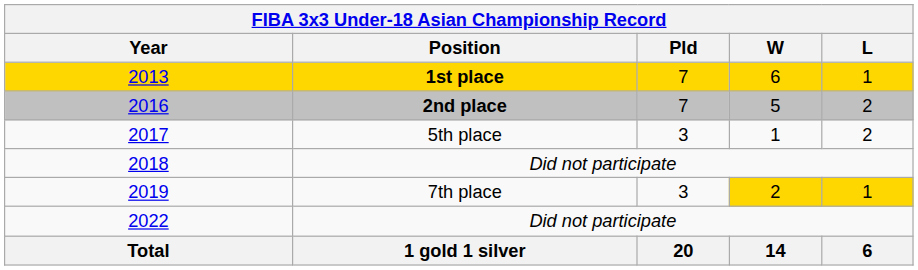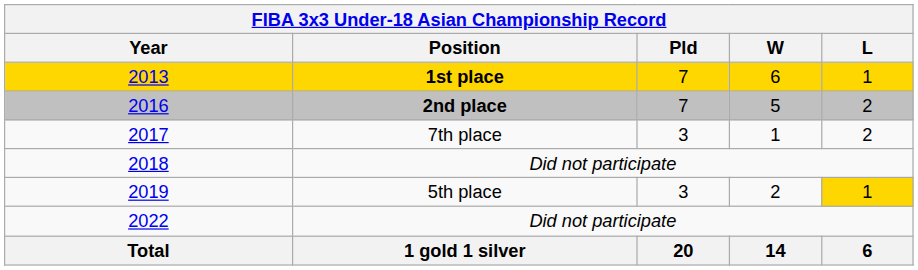(465, 135) 5th place -> (465, 135) 7th place
(465, 192) 7th place -> (465, 192) 5th place
(775, 192) gold background -> (775, 192) no background
